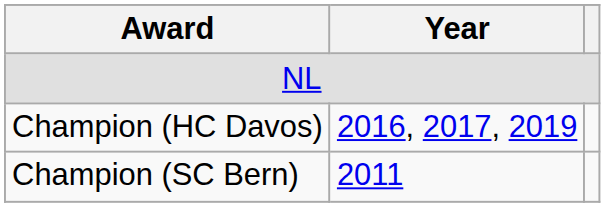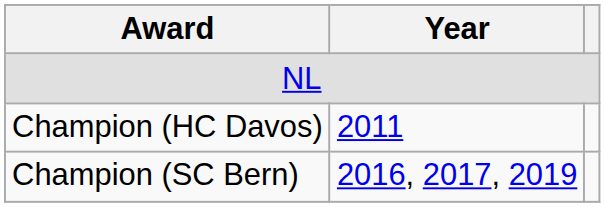(457, 126) 2016, 2017, 2019 -> (370, 126) 2011
(370, 175) 2011 -> (457, 175) 2016, 2017, 2019
